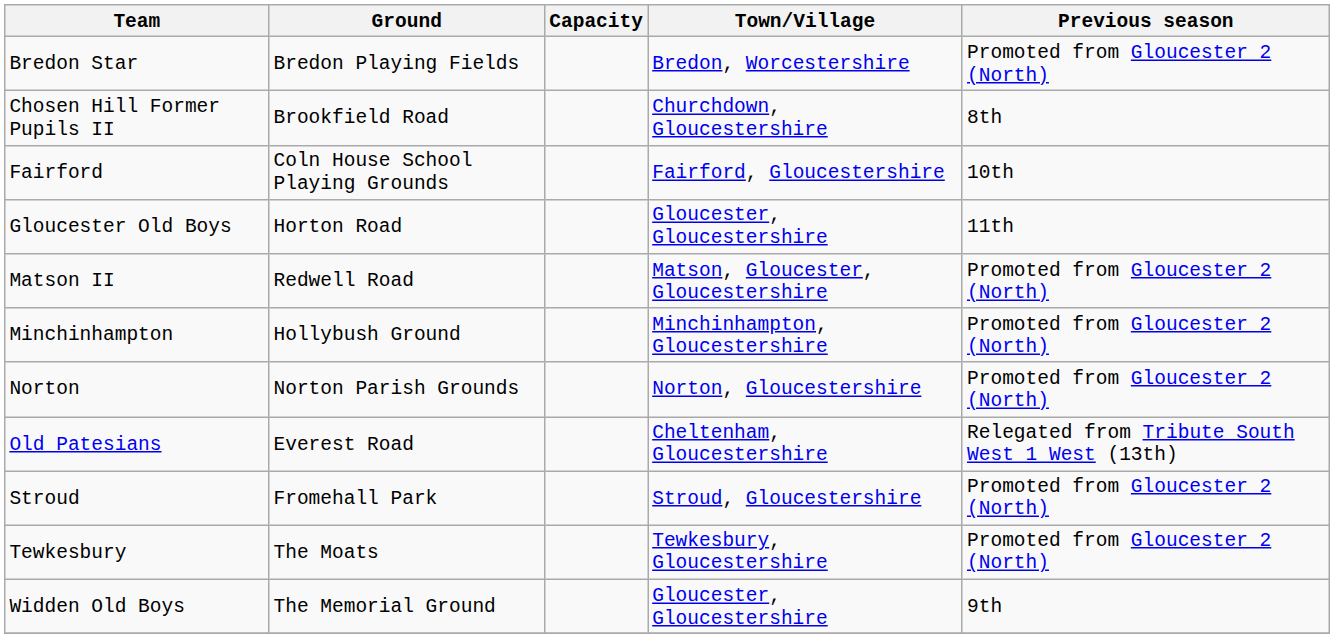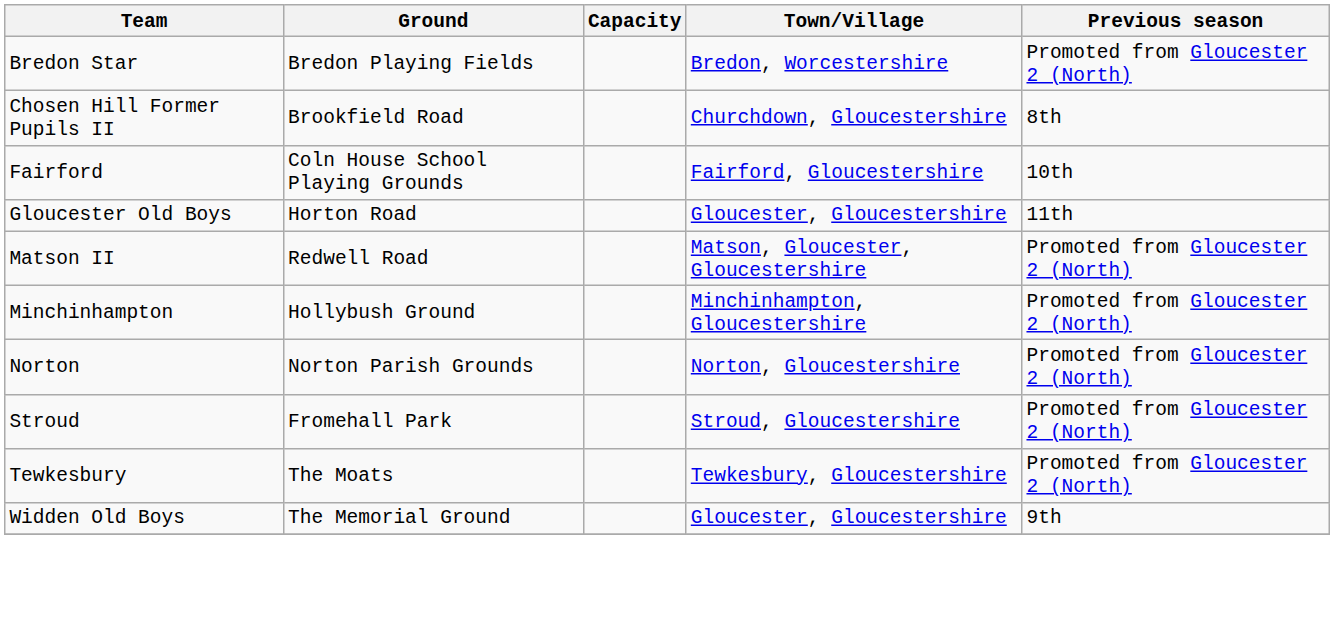- row: (85, 444)
